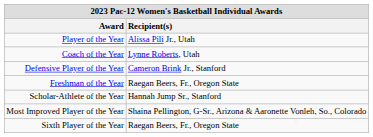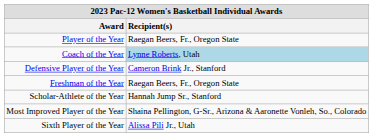(161, 40) Alissa Pili Jr., Utah -> (183, 40) Raegan Beers, Fr., Oregon State
(164, 54) no background -> (164, 54) lightblue background
(183, 126) Raegan Beers, Fr., Oregon State -> (161, 126) Alissa Pili Jr., Utah
